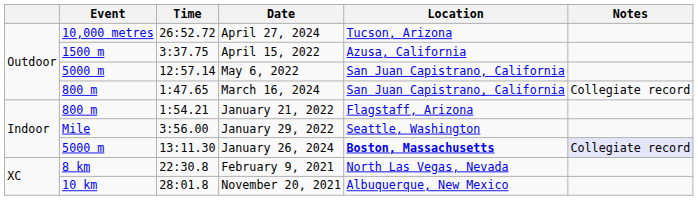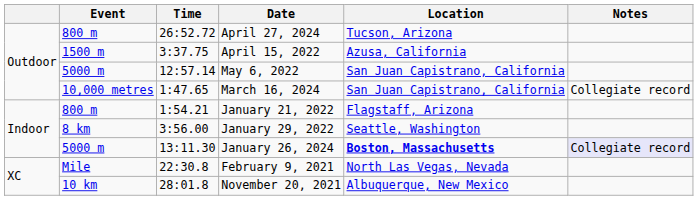(108, 33) 10,000 metres -> (80, 33) 800 m
(80, 90) 800 m -> (108, 90) 10,000 metres
(76, 128) Mile -> (76, 128) 8 km
(76, 167) 8 km -> (76, 167) Mile
